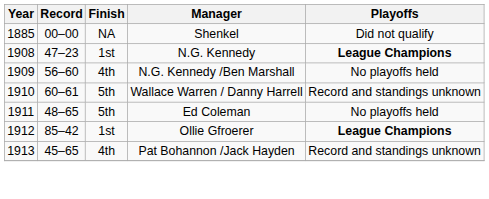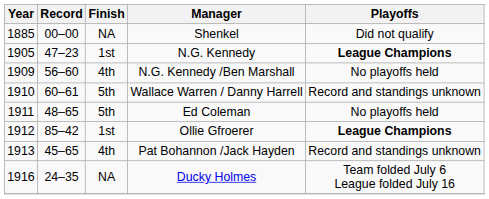(21, 53) 1908 -> (21, 53) 1905
+ row: (217, 177)
